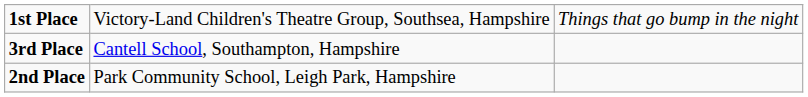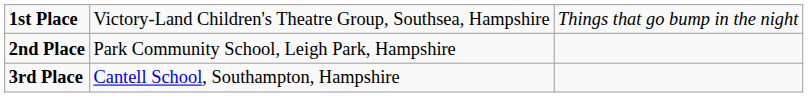rows swapped: (47, 77) <-> (46, 48)
